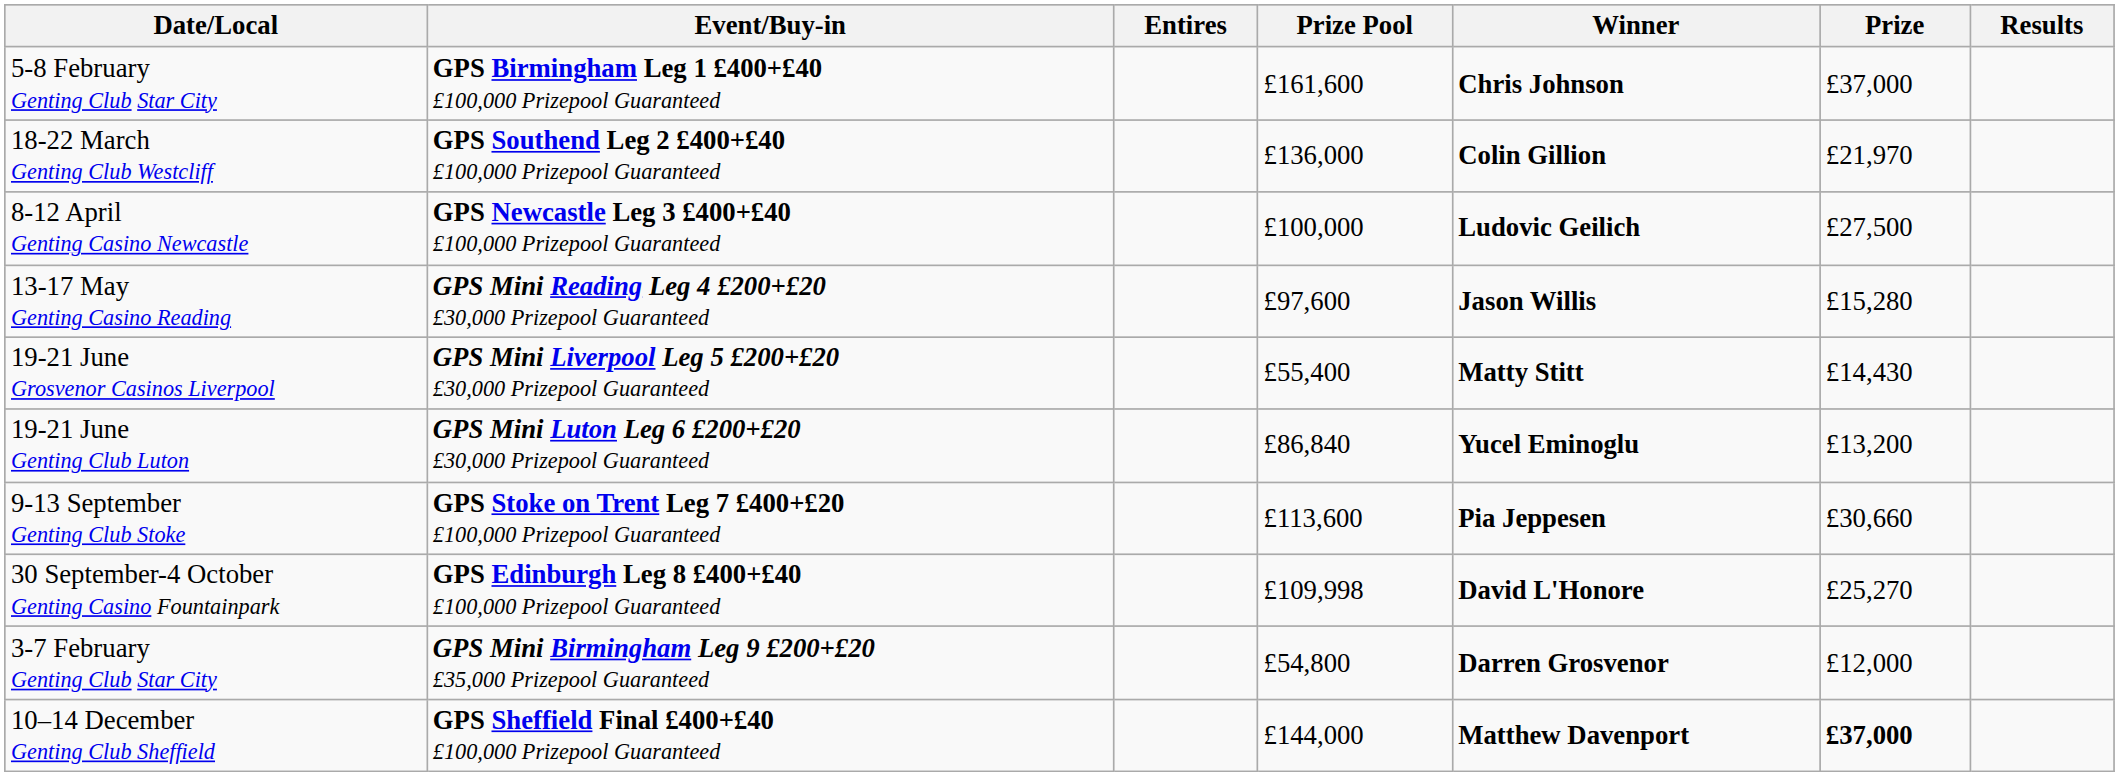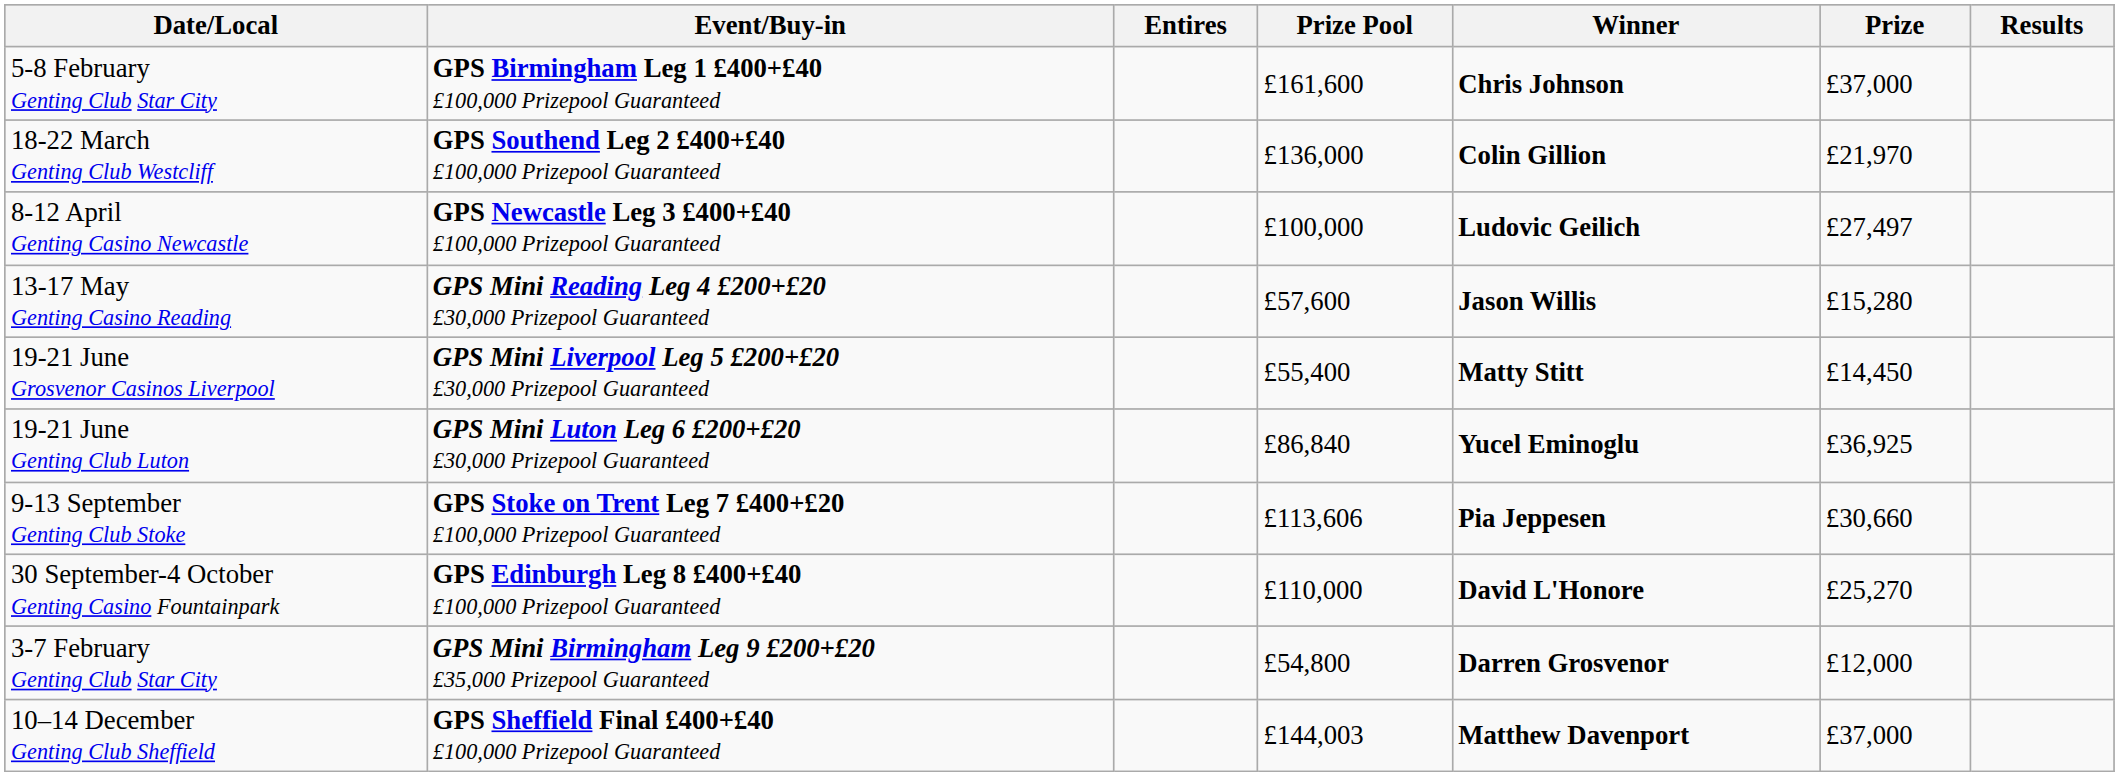(1869, 227) £27,500 -> (1869, 227) £27,497
(1307, 300) £97,600 -> (1307, 300) £57,600
(1869, 372) £14,430 -> (1869, 372) £14,450
(1869, 445) £13,200 -> (1869, 445) £36,925
(1313, 517) £113,600 -> (1313, 517) £113,606
(1314, 590) £109,998 -> (1313, 590) £110,000
(1314, 735) £144,000 -> (1314, 735) £144,003
(1869, 735) bold -> (1869, 735) normal
